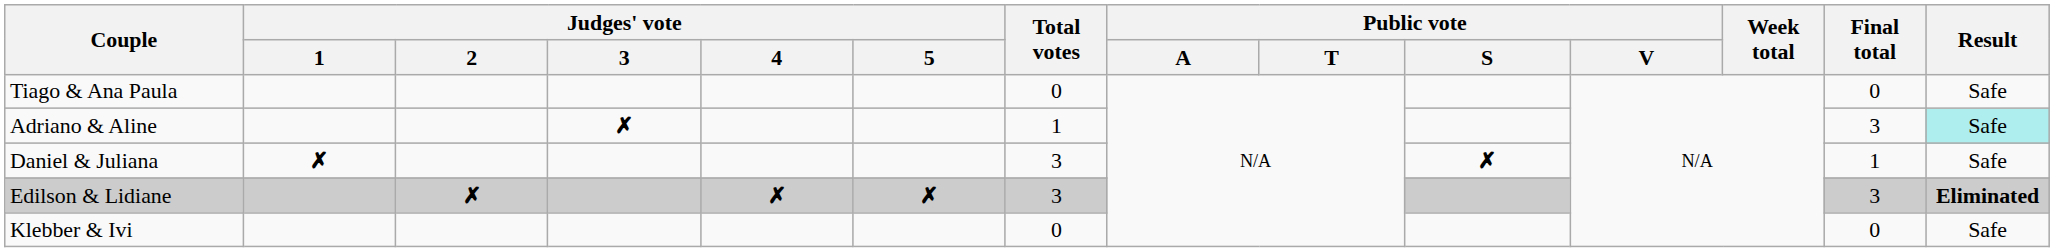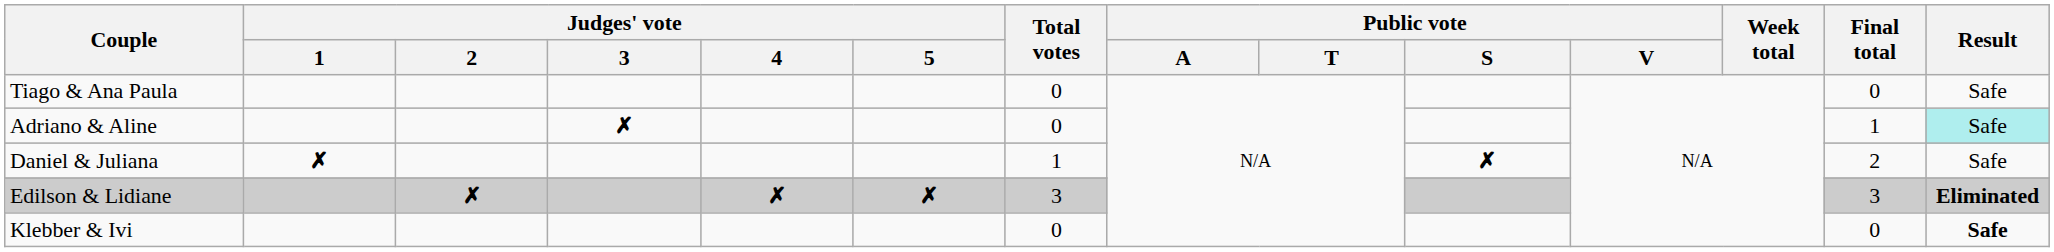(1056, 126) 1 -> (1056, 126) 0
(1875, 126) 3 -> (1875, 126) 1
(1056, 161) 3 -> (1056, 161) 1
(1875, 161) 1 -> (1875, 161) 2
(1988, 230) normal -> (1988, 230) bold
